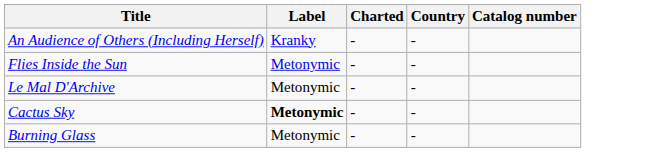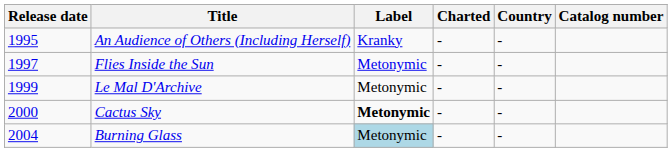+ column: (48, 16)
(305, 135) no background -> (392, 135) lightblue background
